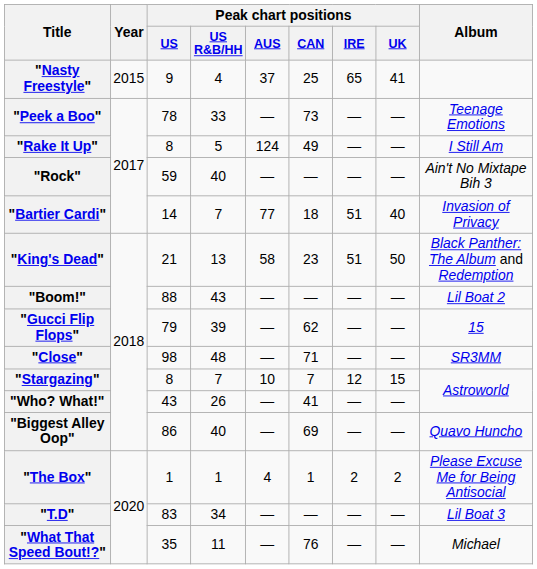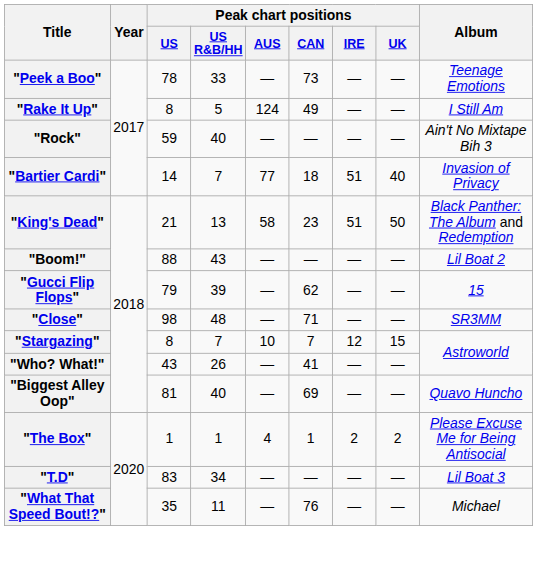- row: (57, 79)
(169, 431) 86 -> (169, 393) 81
